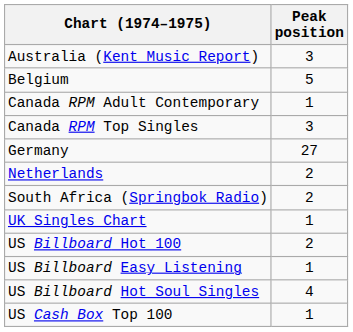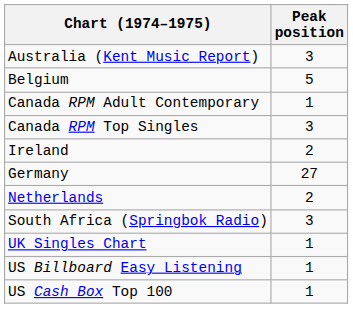+ row: (38, 151)
(309, 198) 2 -> (309, 221) 3
- row: (95, 245)
- row: (134, 292)
